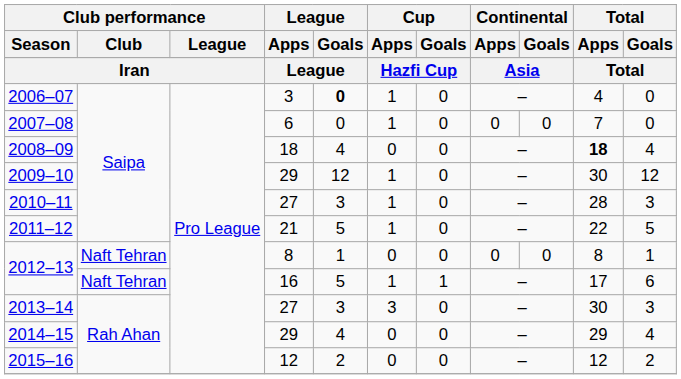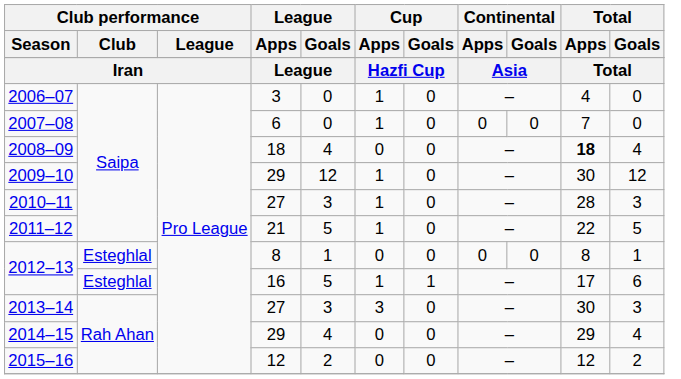(340, 96) bold -> (328, 96) normal
(124, 255) Naft Tehran -> (117, 255) Esteghlal
(124, 281) Naft Tehran -> (117, 281) Esteghlal
